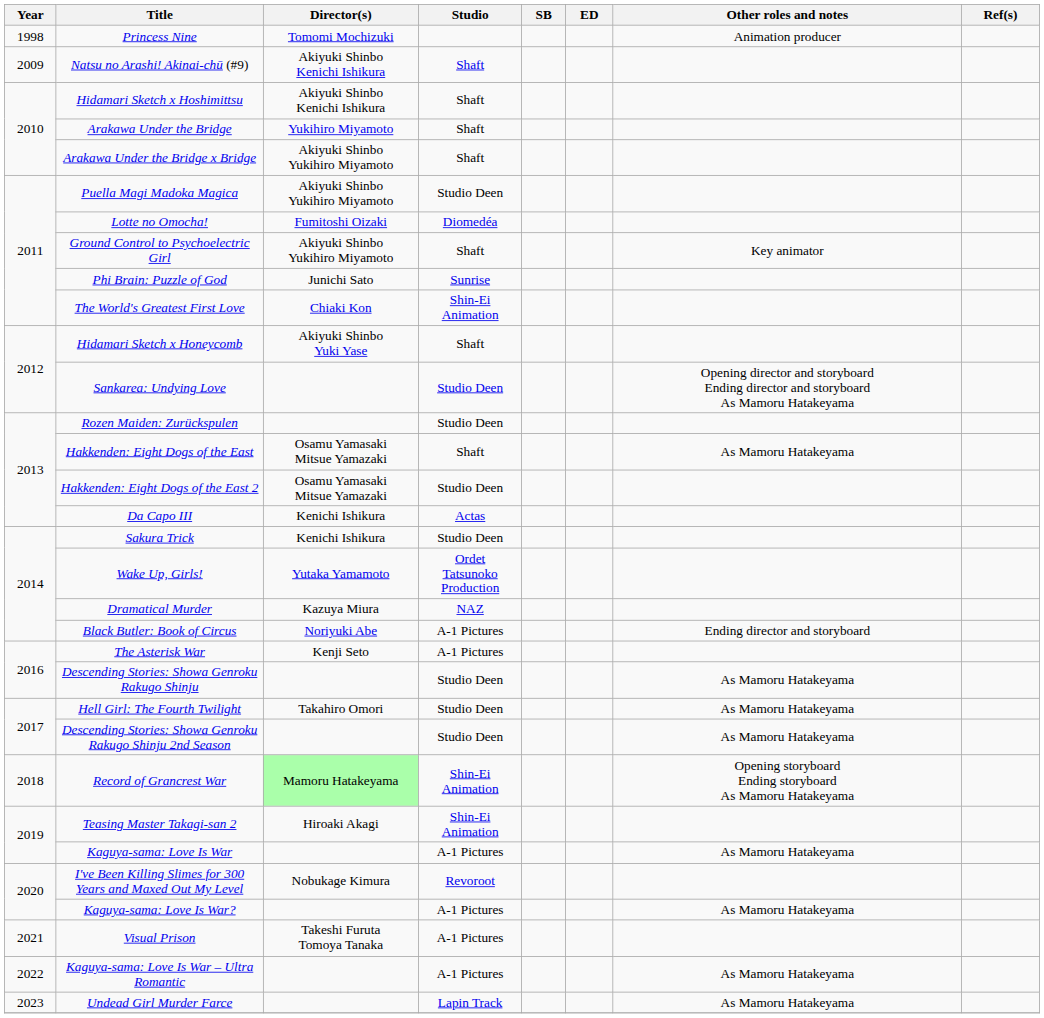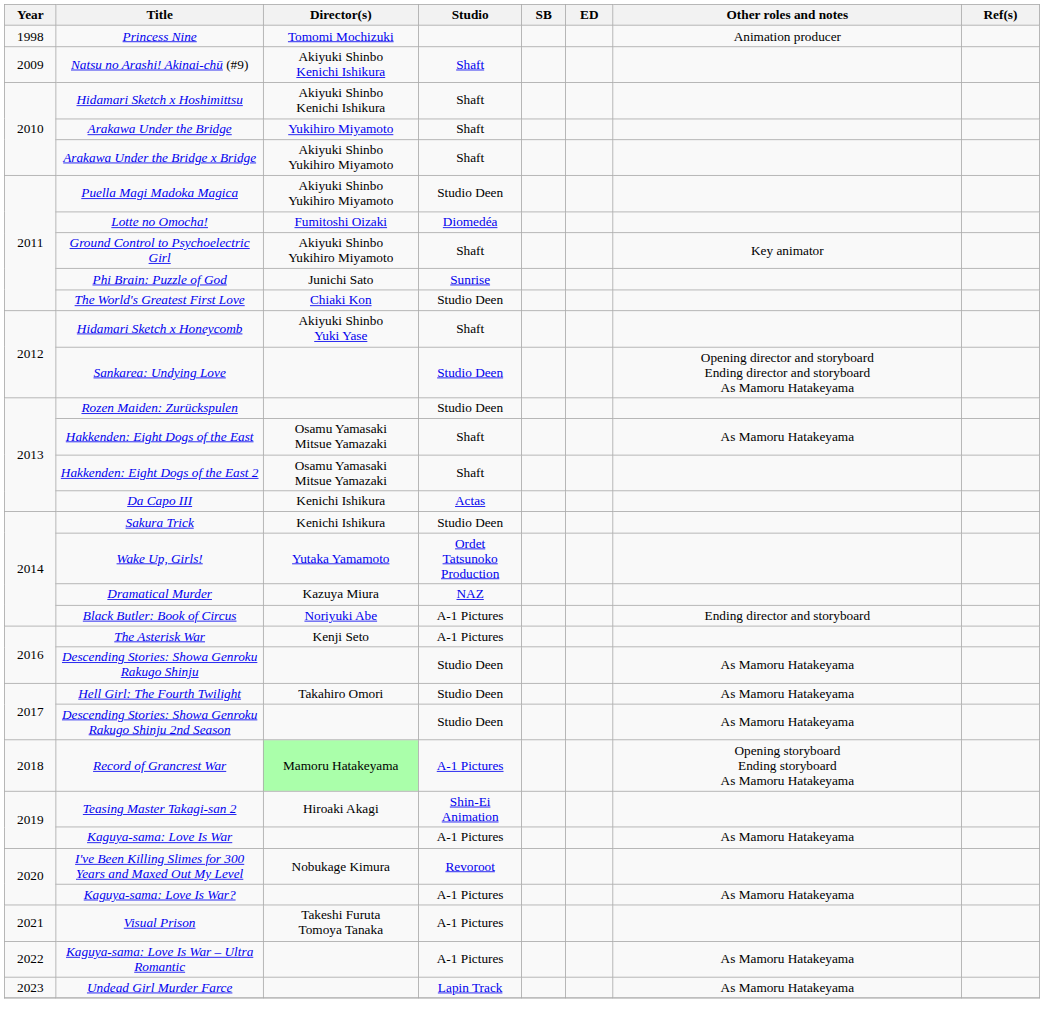(470, 307) Shin-Ei Animation -> (470, 300) Studio Deen
(470, 487) Studio Deen -> (470, 472) Shaft
(470, 780) Shin-Ei Animation -> (470, 765) A-1 Pictures
